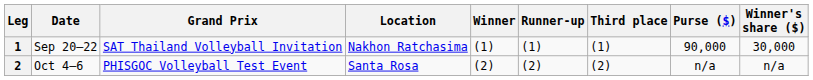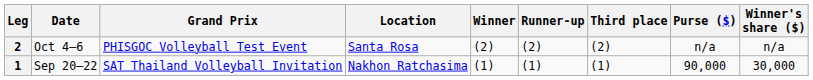rows swapped: (18, 47) <-> (18, 66)
